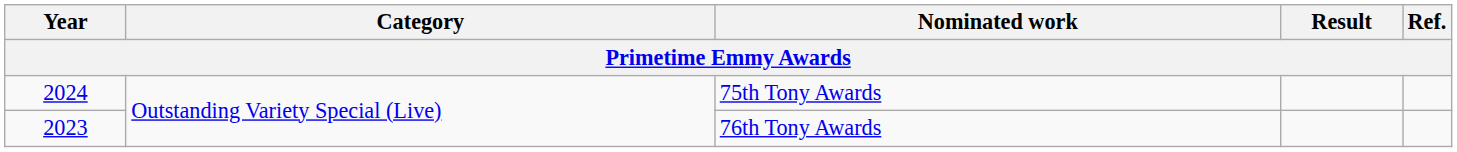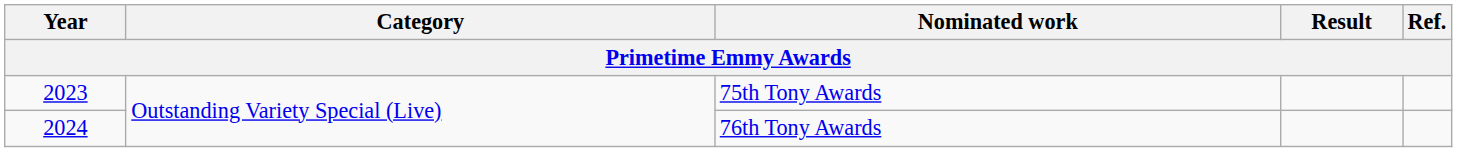(65, 92) 2024 -> (65, 92) 2023
(65, 127) 2023 -> (65, 127) 2024
